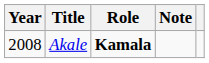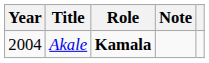(25, 44) 2008 -> (25, 44) 2004
